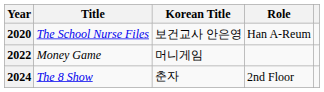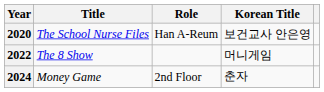columns swapped: (198, 14) <-> (279, 14)
(69, 55) Money Game -> (65, 55) The 8 Show
(65, 76) The 8 Show -> (69, 76) Money Game
